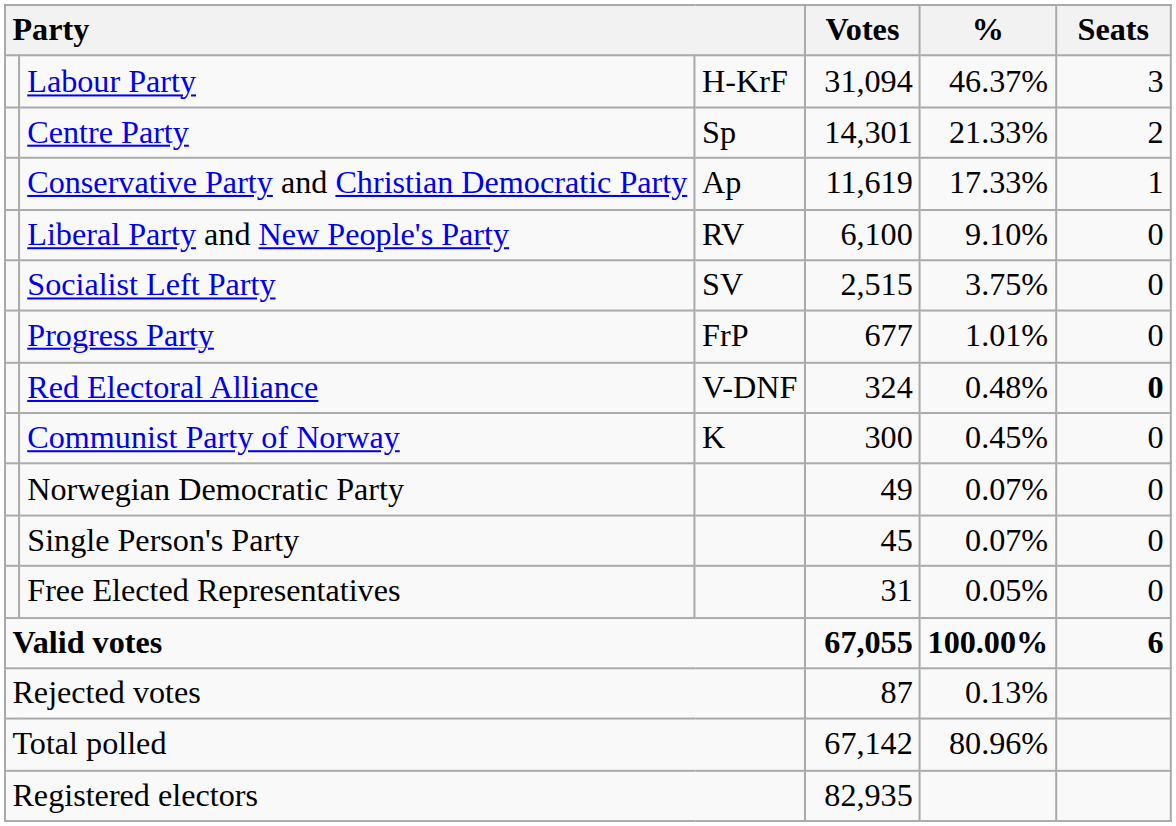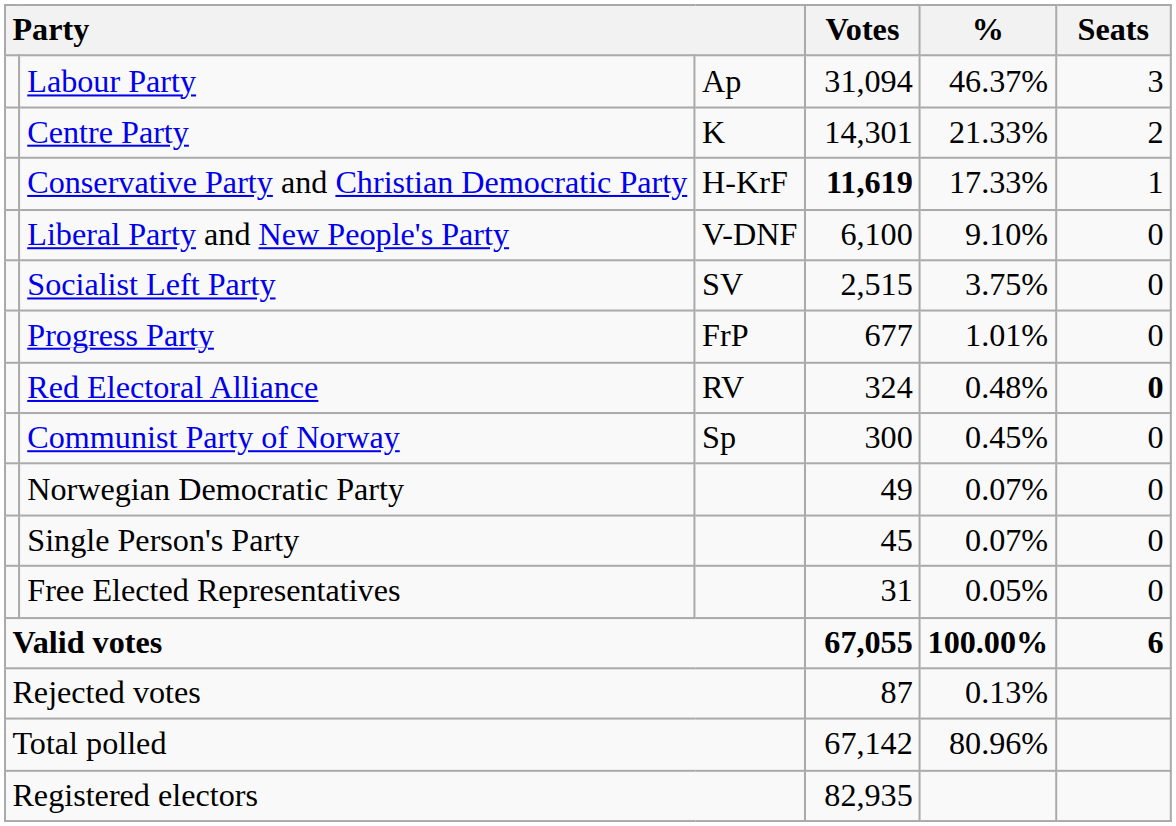(745, 81) H-KrF -> (722, 81) Ap
(719, 132) Sp -> (714, 132) K
(722, 183) Ap -> (745, 183) H-KrF
(869, 183) normal -> (869, 183) bold
(723, 234) RV -> (750, 234) V-DNF
(750, 387) V-DNF -> (723, 387) RV
(714, 438) K -> (719, 438) Sp
